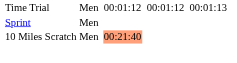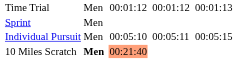+ row: (43, 37)
(89, 37) normal -> (94, 51) bold
